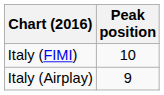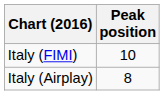(128, 78) 9 -> (128, 78) 8
